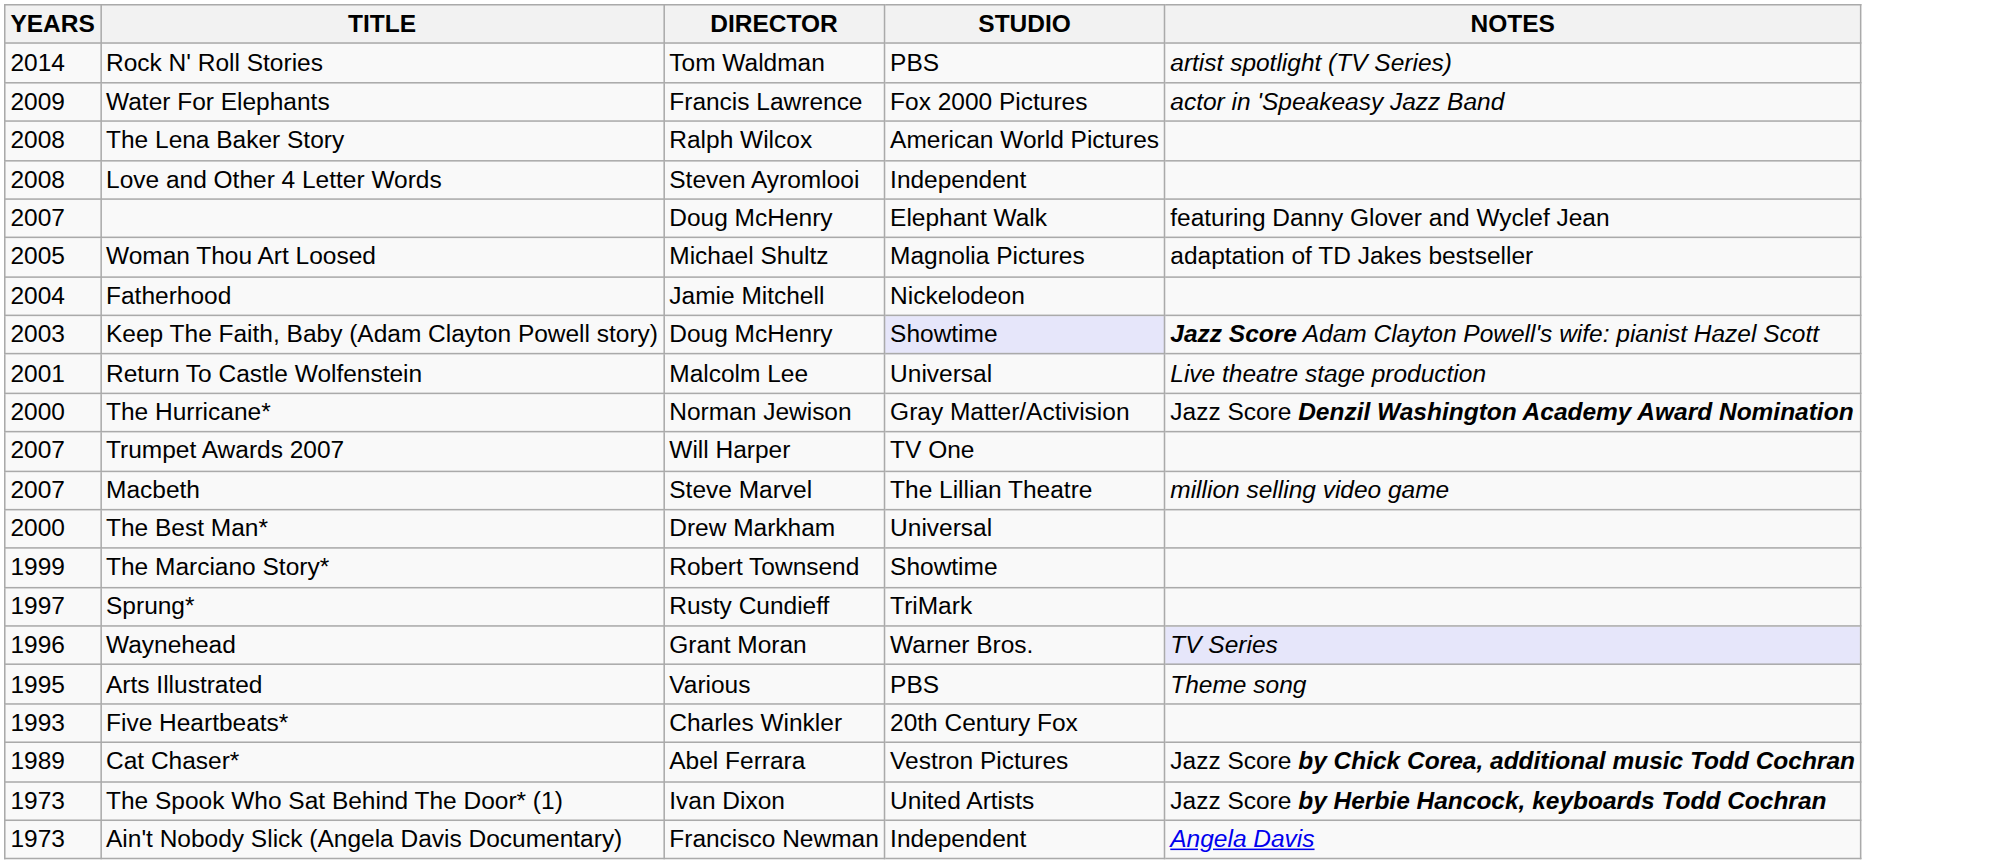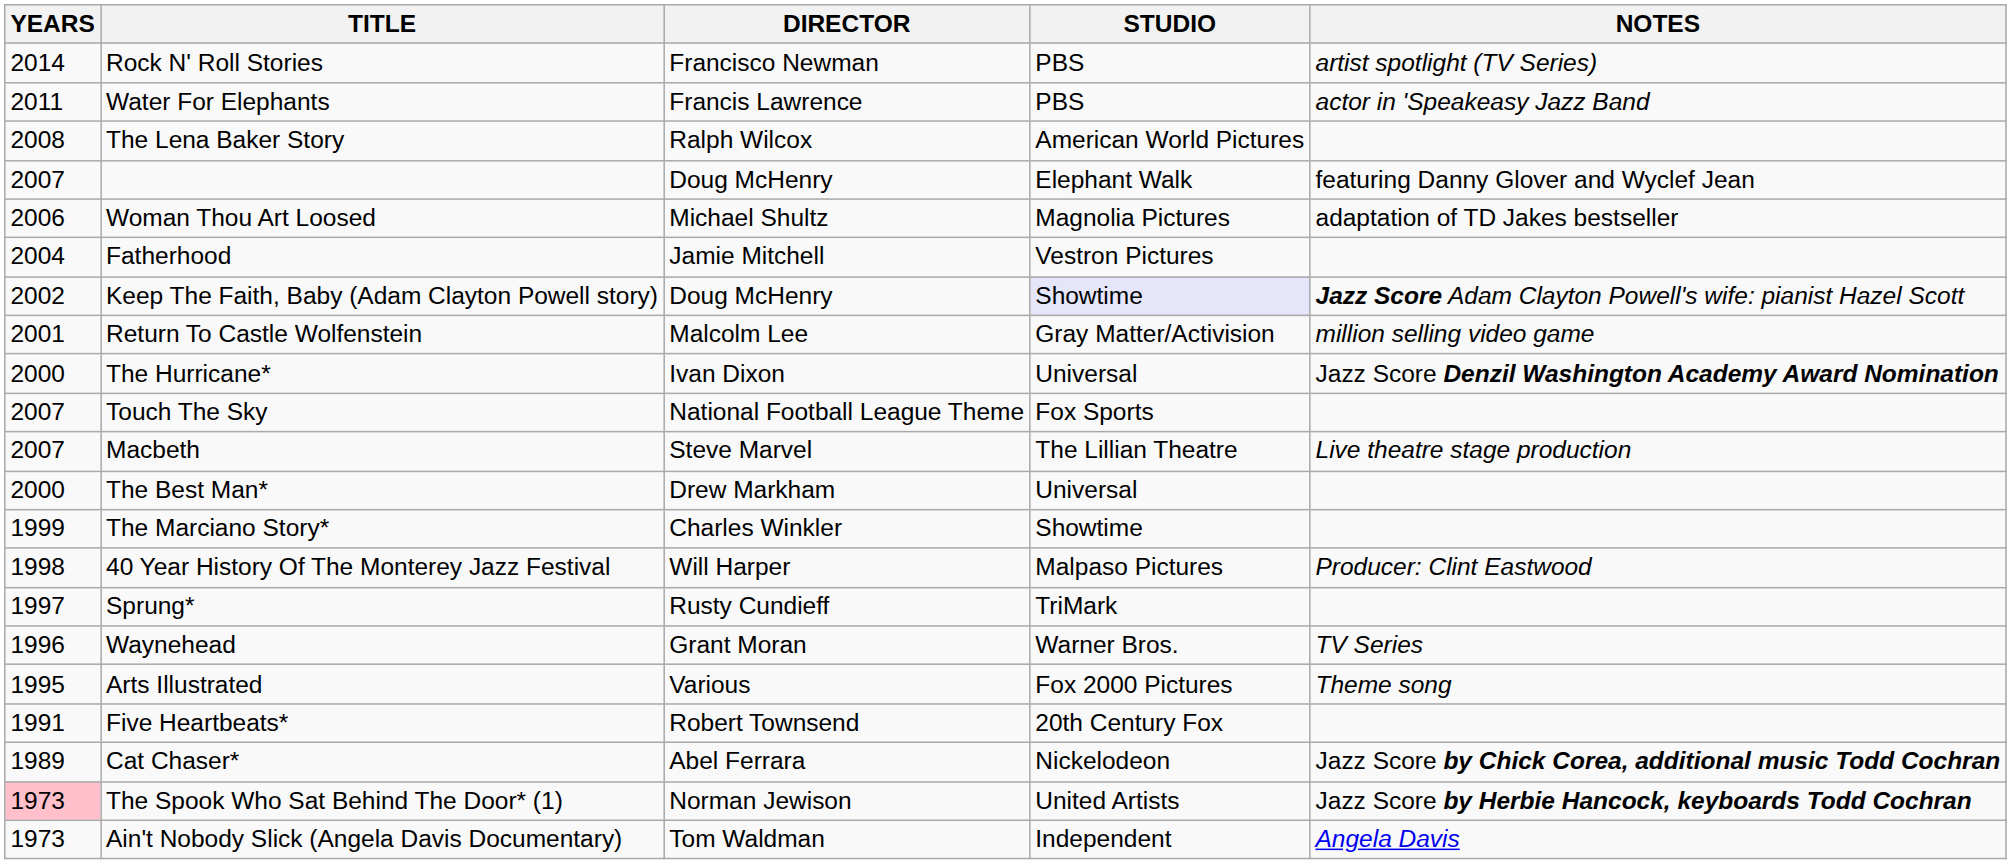(747, 62) Tom Waldman -> (774, 62) Francisco Newman
(38, 101) 2009 -> (37, 101) 2011
(989, 101) Fox 2000 Pictures -> (1060, 101) PBS
- row: (274, 179)
(38, 256) 2005 -> (38, 218) 2006
(957, 295) Nickelodeon -> (1124, 256) Vestron Pictures
(38, 334) 2003 -> (38, 295) 2002
(941, 373) Universal -> (1155, 334) Gray Matter/Activision
(1328, 373) Live theatre stage production -> (1455, 334) million selling video game
(760, 412) Norman Jewison -> (727, 373) Ivan Dixon
(1010, 412) Gray Matter/Activision -> (1086, 373) Universal
- row: (225, 450)
+ row: (187, 412)
(1310, 489) million selling video game -> (1473, 450) Live theatre stage production
(764, 567) Robert Townsend -> (756, 528) Charles Winkler
+ row: (358, 567)
(1224, 645) lavender background -> (1369, 645) no background
(915, 683) PBS -> (1134, 683) Fox 2000 Pictures
(38, 722) 1993 -> (38, 722) 1991
(756, 722) Charles Winkler -> (764, 722) Robert Townsend
(979, 761) Vestron Pictures -> (1103, 761) Nickelodeon
(38, 800) no background -> (38, 800) pink background
(727, 800) Ivan Dixon -> (760, 800) Norman Jewison
(774, 839) Francisco Newman -> (747, 839) Tom Waldman
